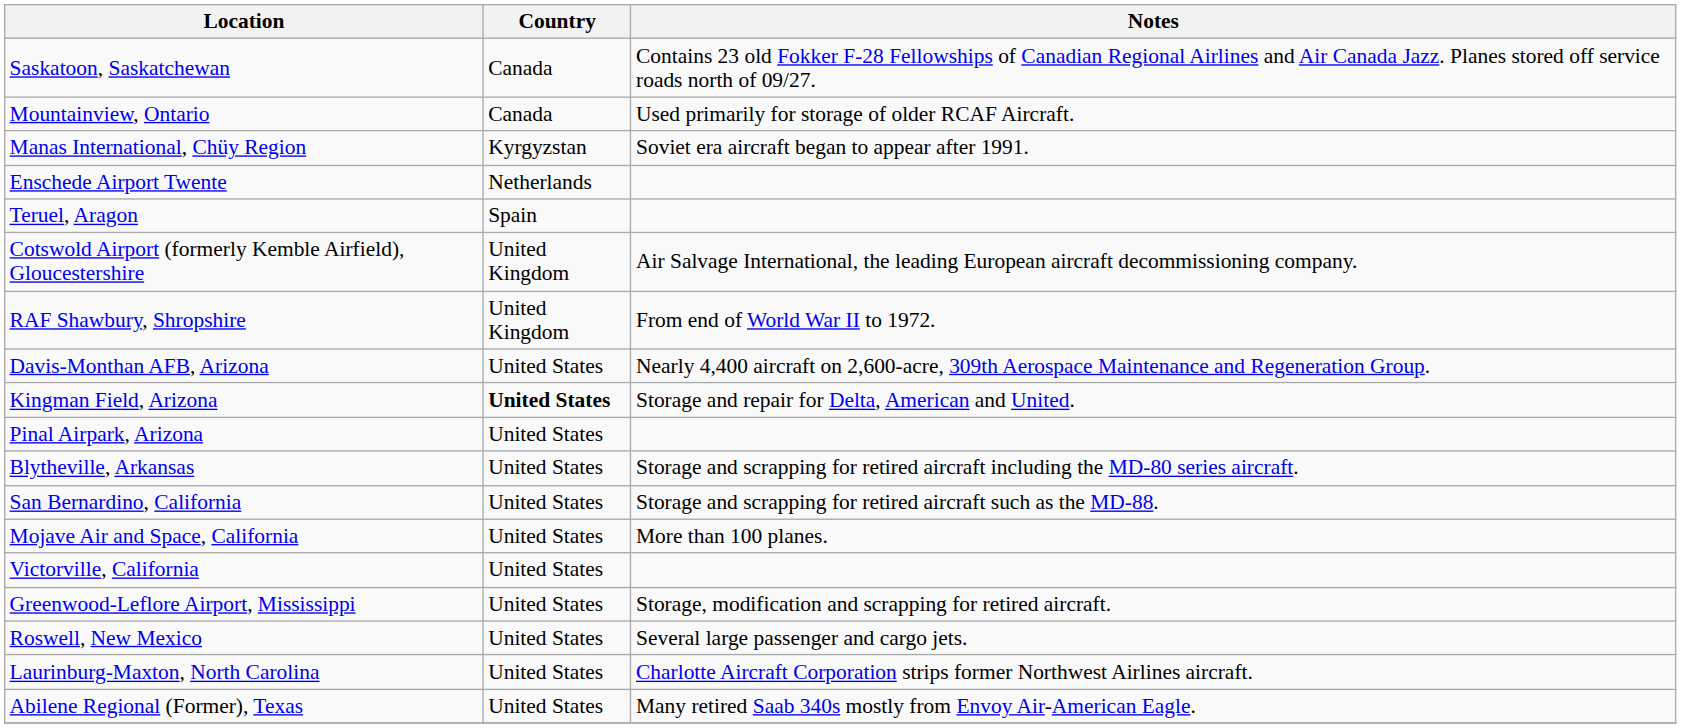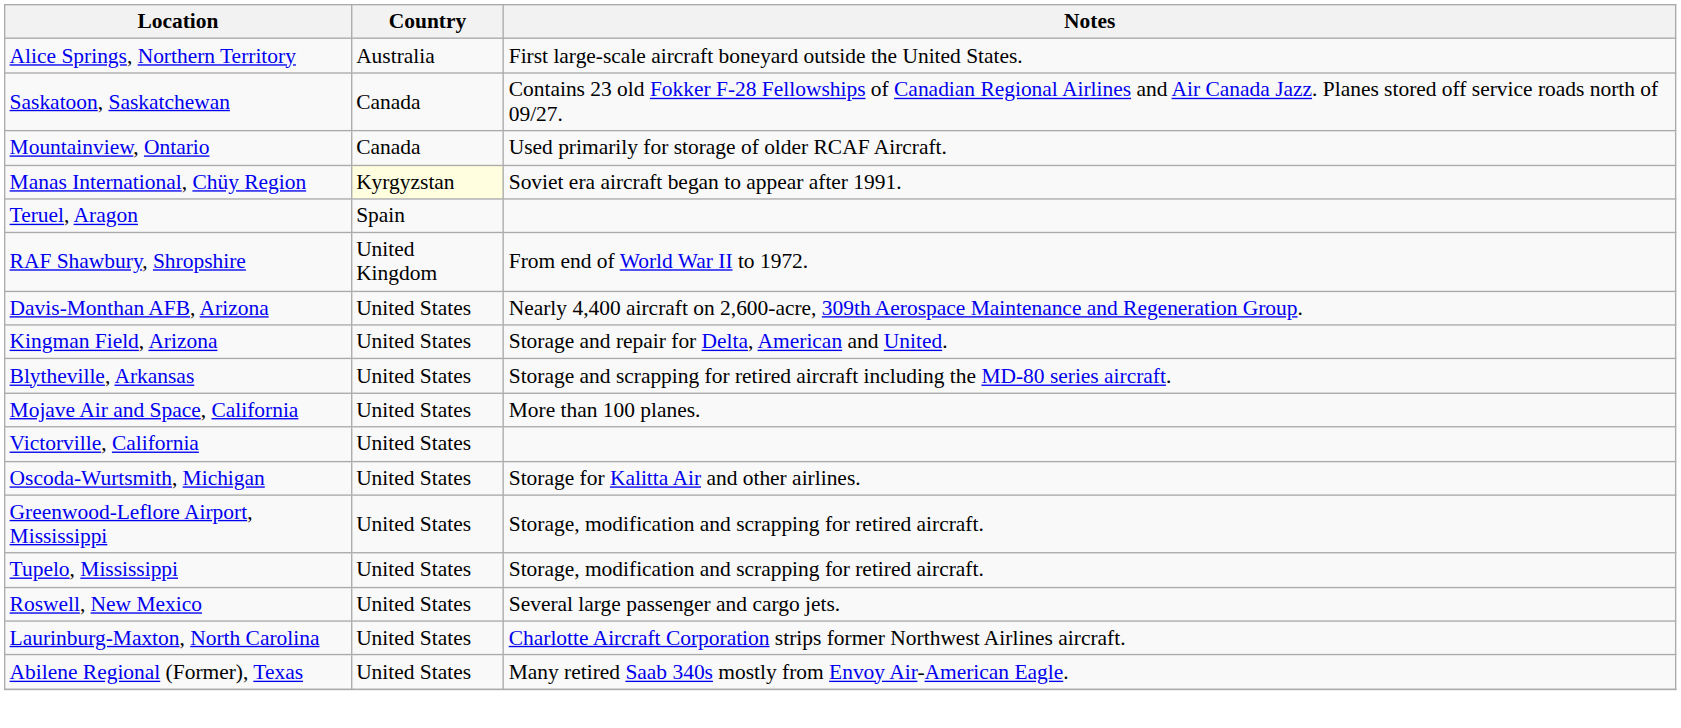+ row: (153, 55)
(537, 147) no background -> (405, 181) lightyellow background
- row: (118, 181)
- row: (207, 261)
(549, 399) bold -> (414, 341) normal
- row: (106, 433)
- row: (125, 501)
+ row: (137, 477)
+ row: (94, 569)
